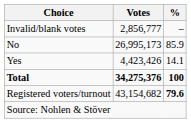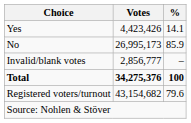rows swapped: (14, 61) <-> (46, 28)
(175, 93) bold -> (175, 93) normal
